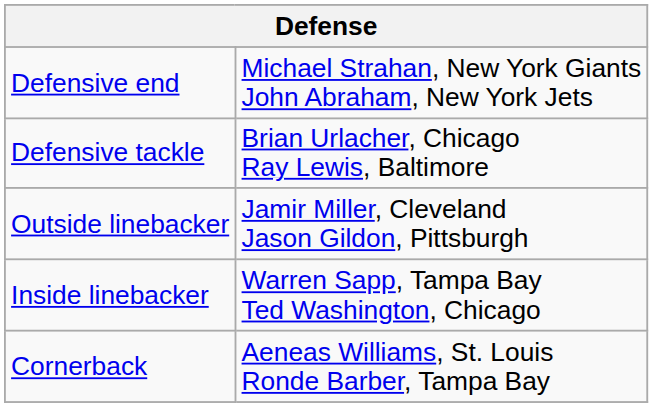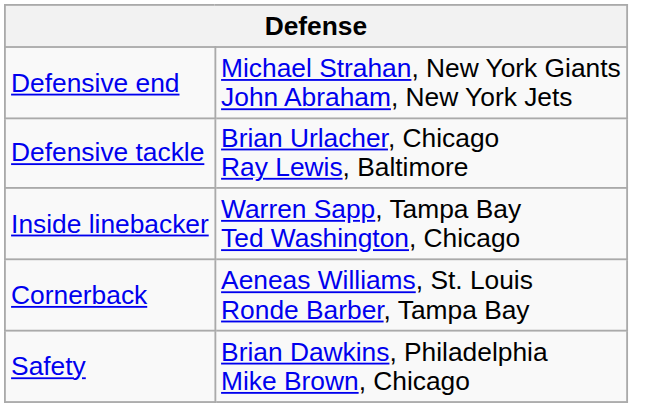- row: (120, 224)
+ row: (48, 366)
